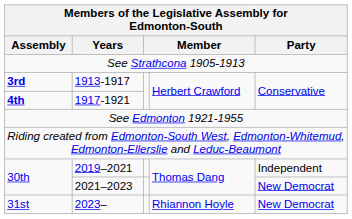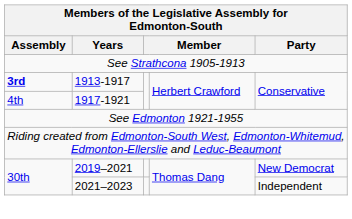(16, 100) bold -> (15, 100) normal
(290, 167) Independent -> (296, 167) New Democrat
(296, 186) New Democrat -> (290, 186) Independent
- row: (91, 204)
